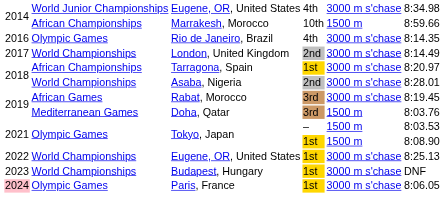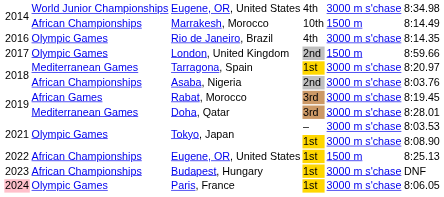(422, 23) 8:59.66 -> (422, 23) 8:14.49
(84, 53) World Championships -> (70, 53) Olympic Games
(364, 53) 3000 m s'chase -> (344, 53) 1500 m
(422, 53) 8:14.49 -> (422, 53) 8:59.66
(87, 68) African Championships -> (85, 68) Mediterranean Games
(84, 82) World Championships -> (87, 82) African Championships
(422, 82) 8:28.01 -> (422, 82) 8:03.76
(344, 112) 1500 m -> (364, 112) 3000 m s'chase
(422, 112) 8:03.76 -> (422, 112) 8:28.01
(344, 127) 1500 m -> (364, 127) 3000 m s'chase
(344, 141) 1500 m -> (364, 141) 3000 m s'chase
(84, 156) World Championships -> (87, 156) African Championships
(364, 156) 3000 m s'chase -> (344, 156) 1500 m
(84, 171) World Championships -> (87, 171) African Championships
